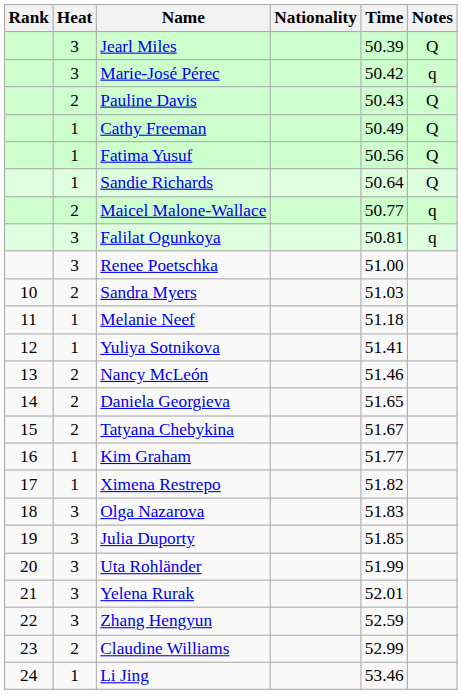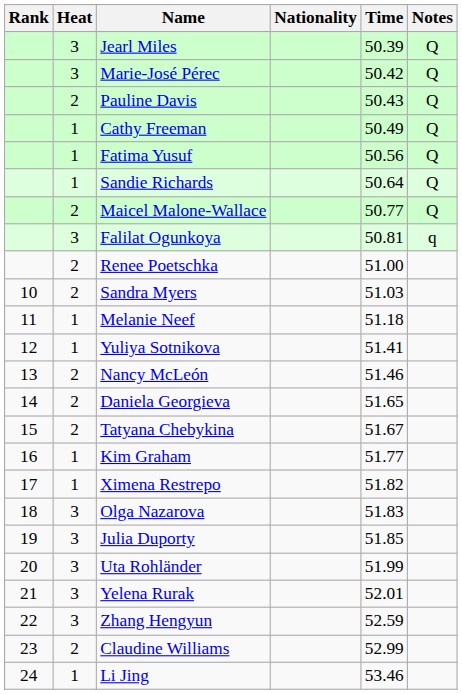(432, 73) q -> (432, 73) Q
(432, 210) q -> (432, 210) Q
(75, 264) 3 -> (75, 264) 2
